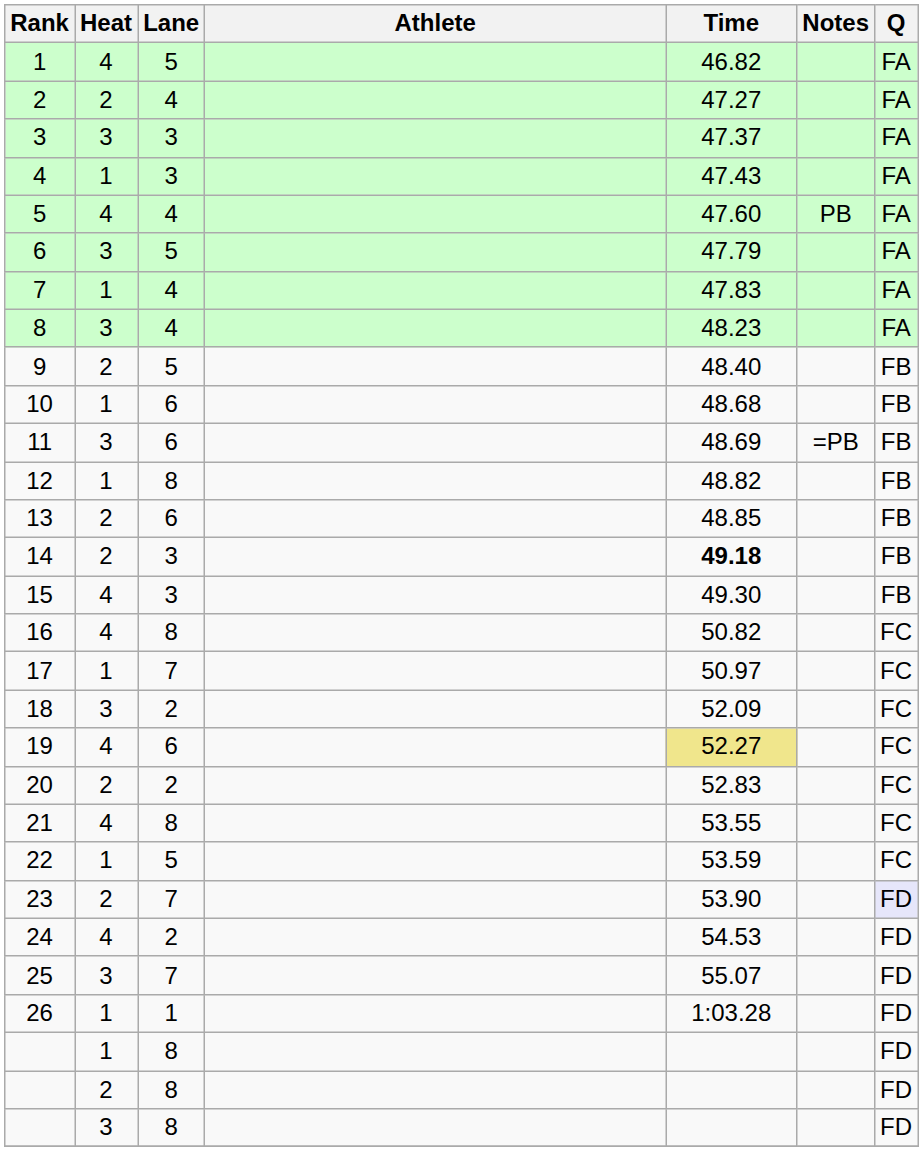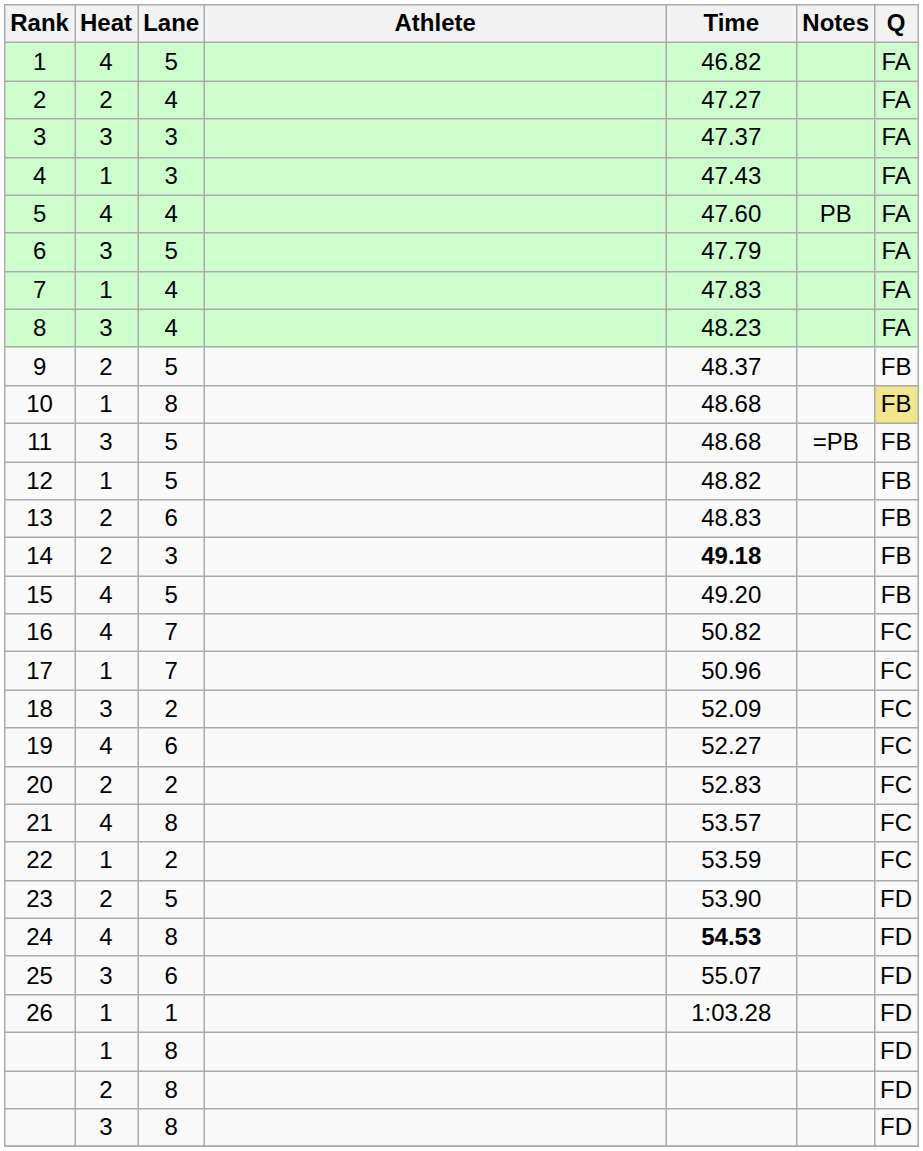(731, 366) 48.40 -> (731, 366) 48.37
(171, 404) 6 -> (171, 404) 8
(896, 404) no background -> (896, 404) khaki background
(171, 442) 6 -> (171, 442) 5
(731, 442) 48.69 -> (731, 442) 48.68
(171, 480) 8 -> (171, 480) 5
(731, 518) 48.85 -> (731, 518) 48.83
(171, 594) 3 -> (171, 594) 5
(731, 594) 49.30 -> (731, 594) 49.20
(171, 632) 8 -> (171, 632) 7
(731, 670) 50.97 -> (731, 670) 50.96
(731, 746) khaki background -> (731, 746) no background
(731, 822) 53.55 -> (731, 822) 53.57
(171, 860) 5 -> (171, 860) 2
(171, 898) 7 -> (171, 898) 5
(896, 898) lavender background -> (896, 898) no background
(171, 937) 2 -> (171, 937) 8
(731, 937) normal -> (731, 937) bold
(171, 975) 7 -> (171, 975) 6
